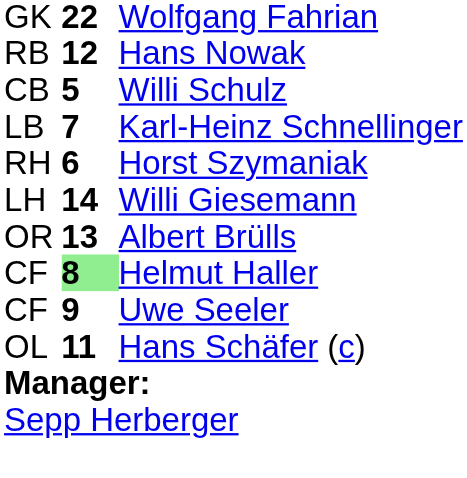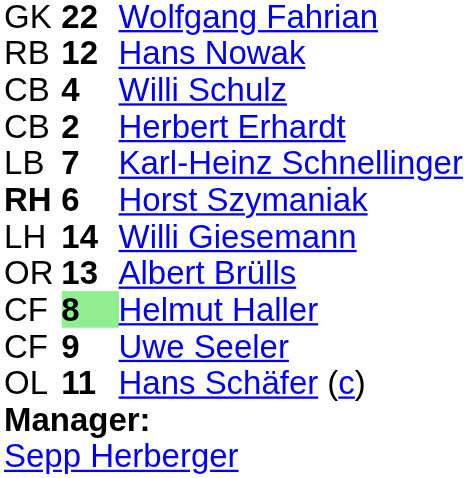(70, 90) 5 -> (70, 90) 4
+ row: (232, 126)
(28, 163) normal -> (28, 200) bold
